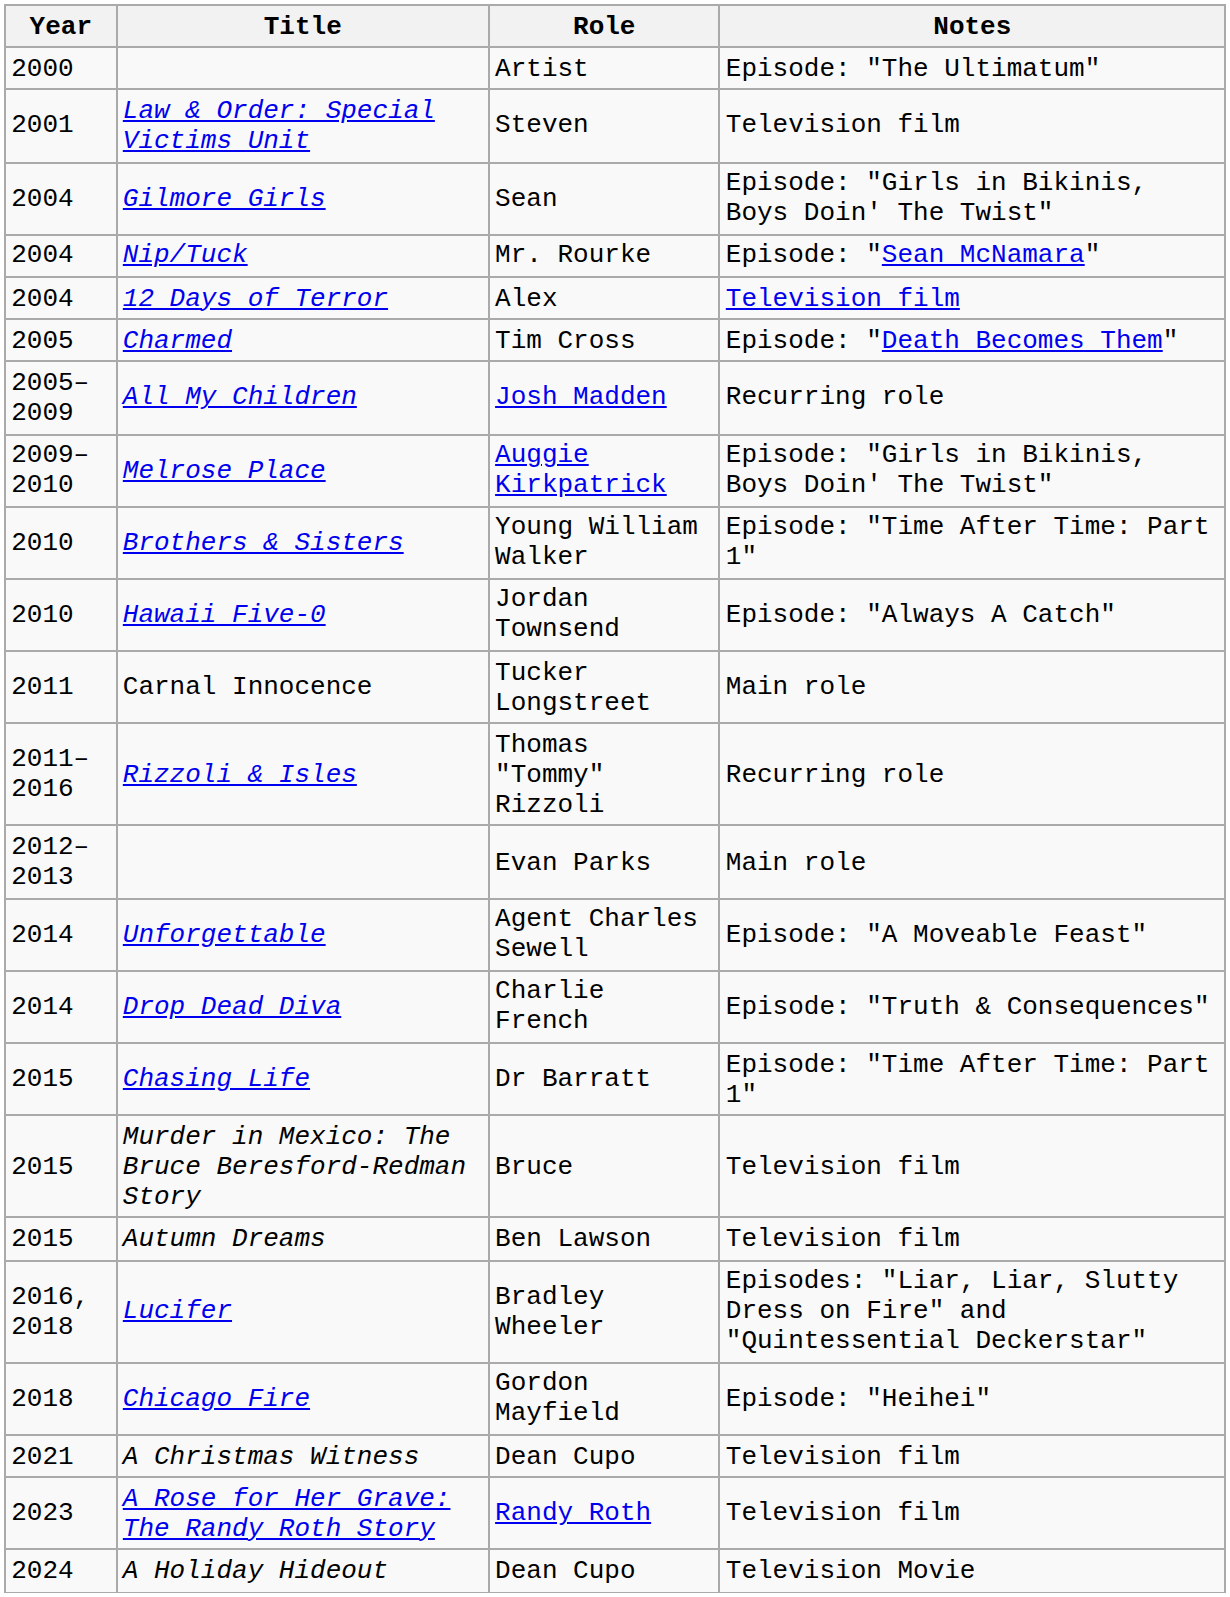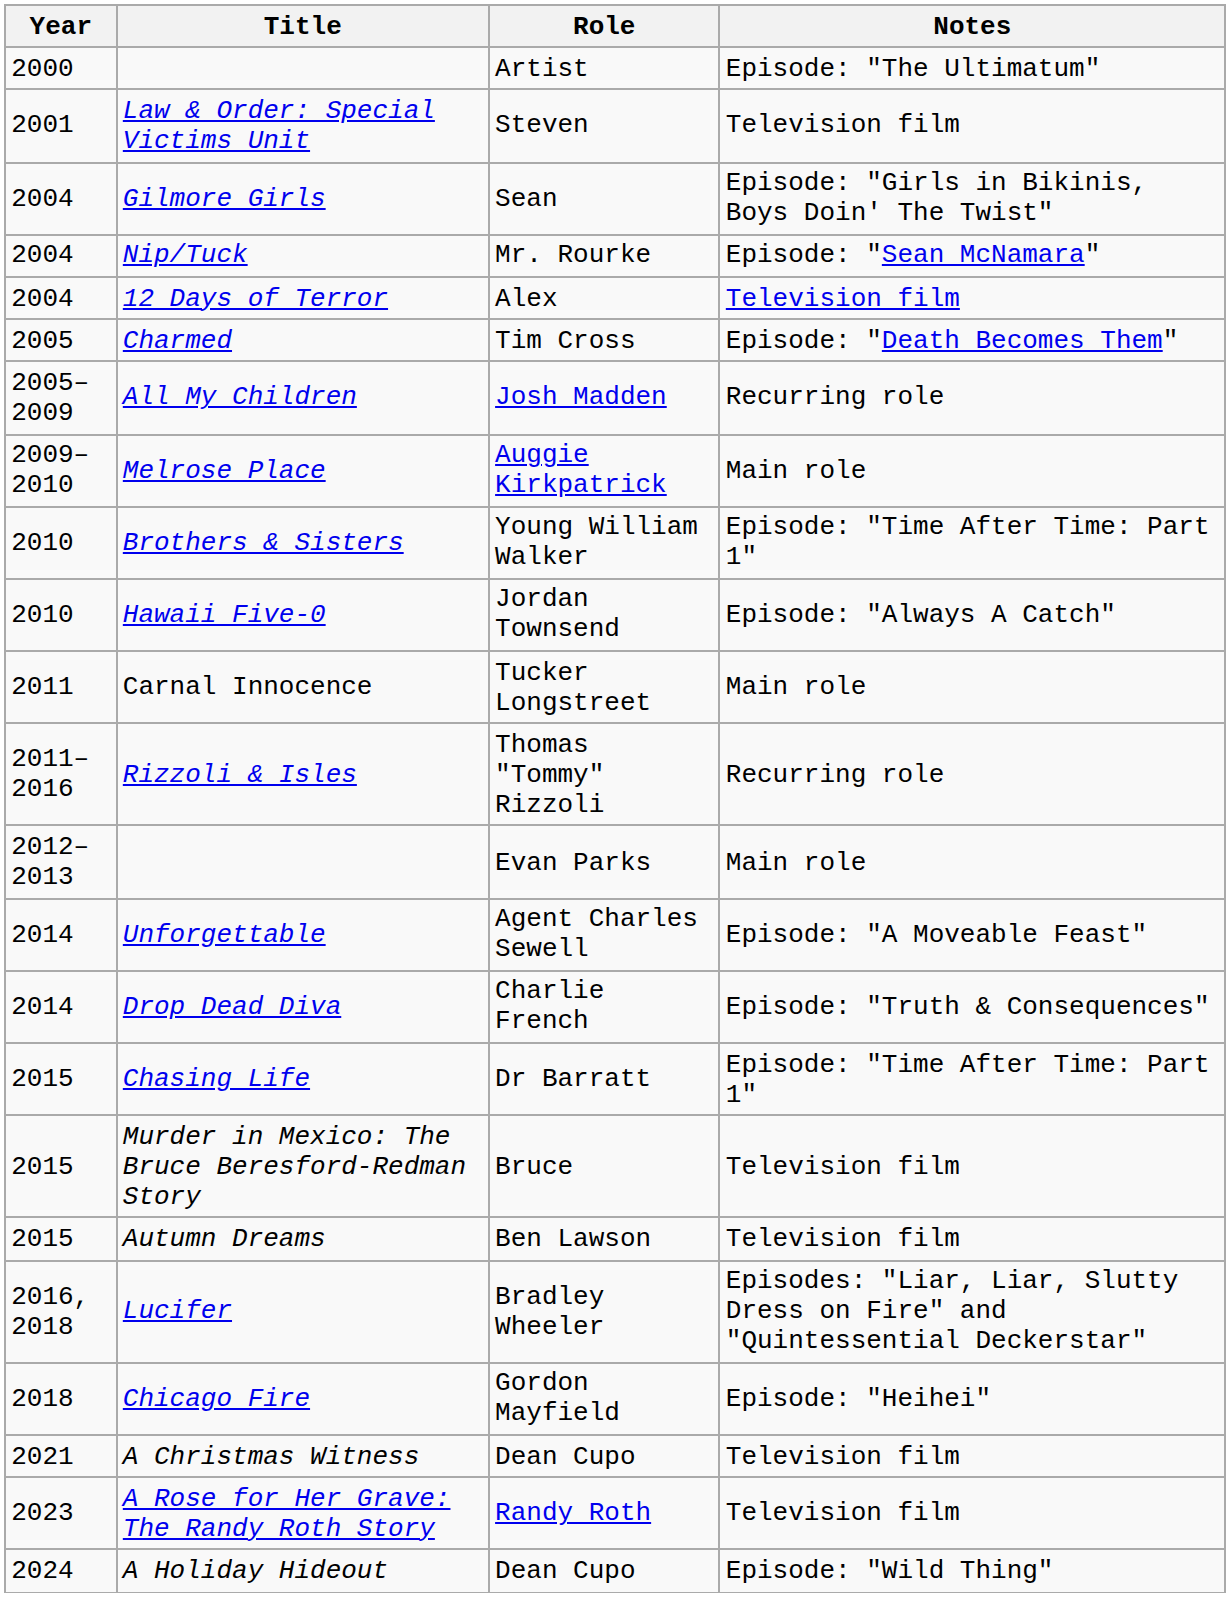(936, 470) Episode: "Girls in Bikinis, Boys Doin' The Twist" -> (796, 470) Main role
(851, 1571) Television Movie -> (890, 1571) Episode: "Wild Thing"
